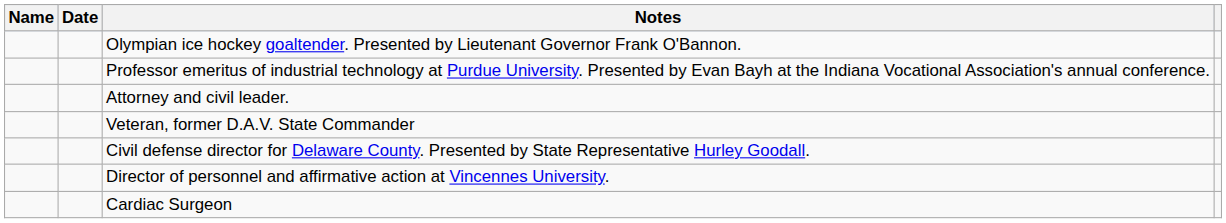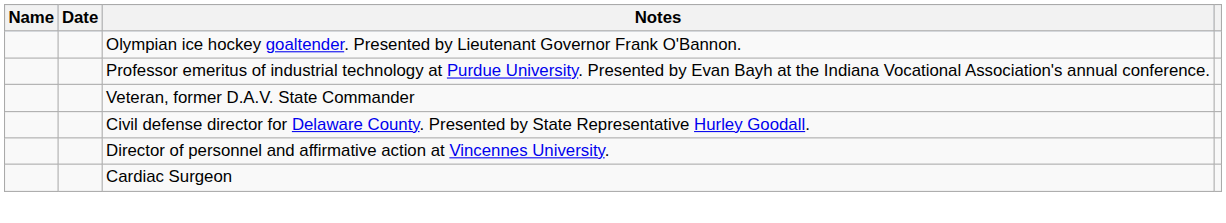- row: (198, 97)
